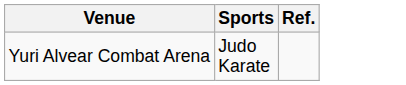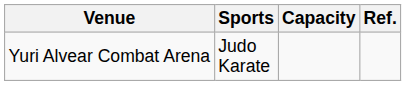+ column: (319, 18)
